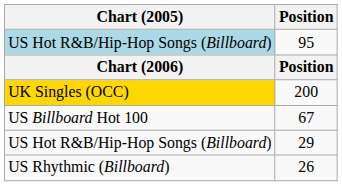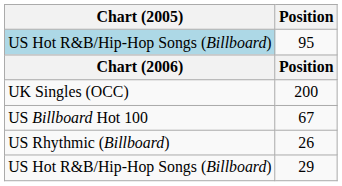(68, 92) gold background -> (68, 92) no background
rows swapped: (306, 142) <-> (306, 167)
